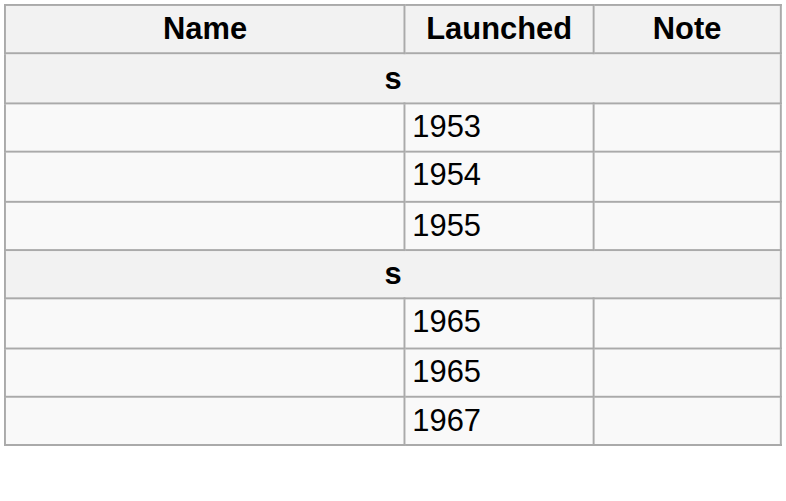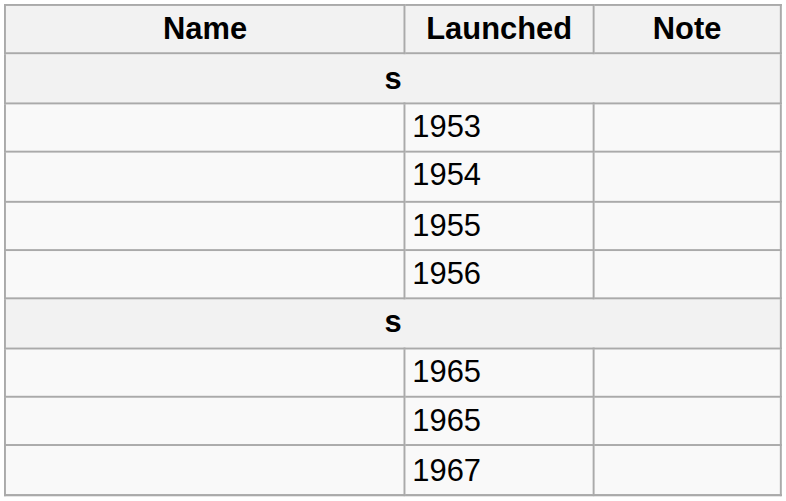+ row: (205, 274)
